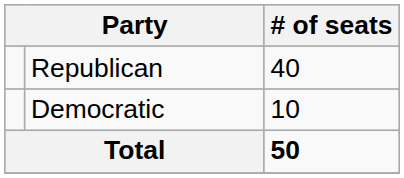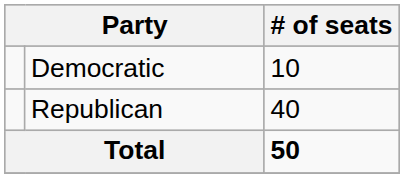rows swapped: (97, 67) <-> (98, 109)
